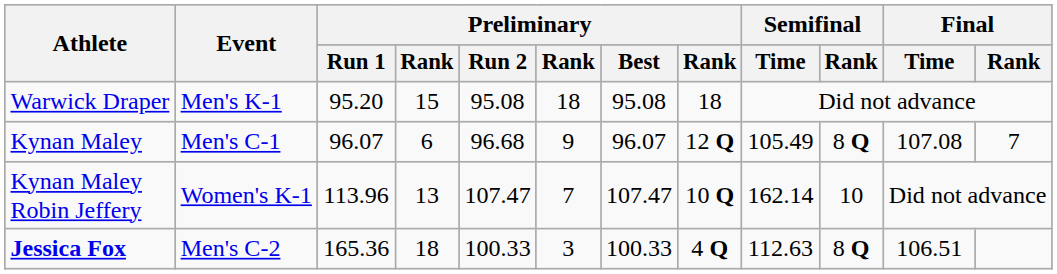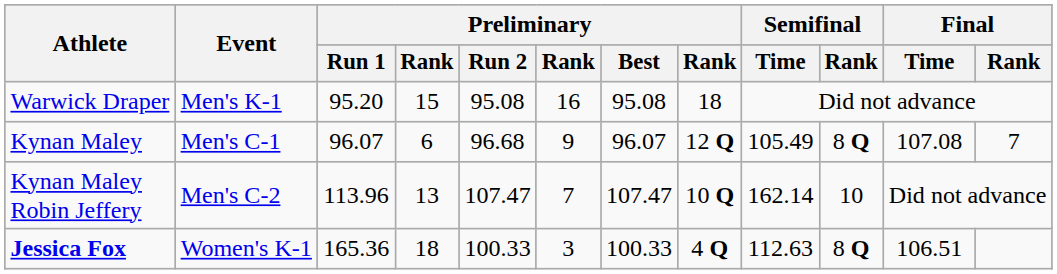(568, 101) 18 -> (568, 101) 16
(246, 195) Women's K-1 -> (231, 195) Men's C-2
(231, 249) Men's C-2 -> (246, 249) Women's K-1
